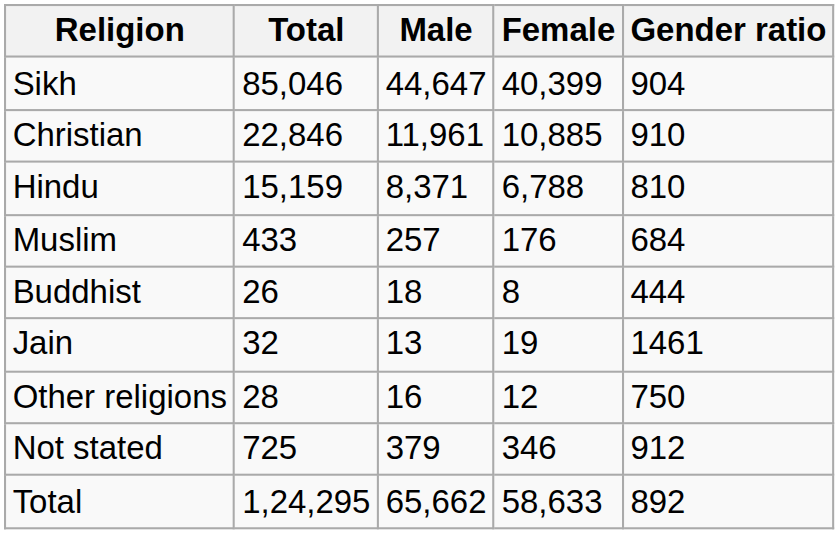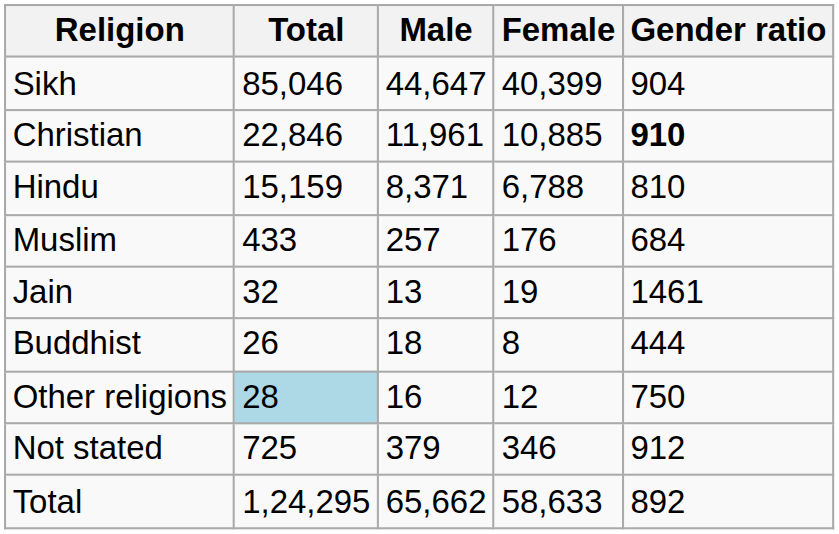(658, 135) normal -> (658, 135) bold
rows swapped: (43, 344) <-> (77, 291)
(260, 396) no background -> (260, 396) lightblue background
